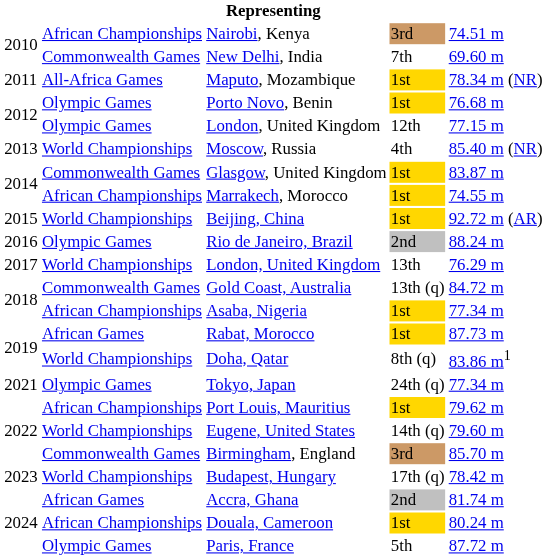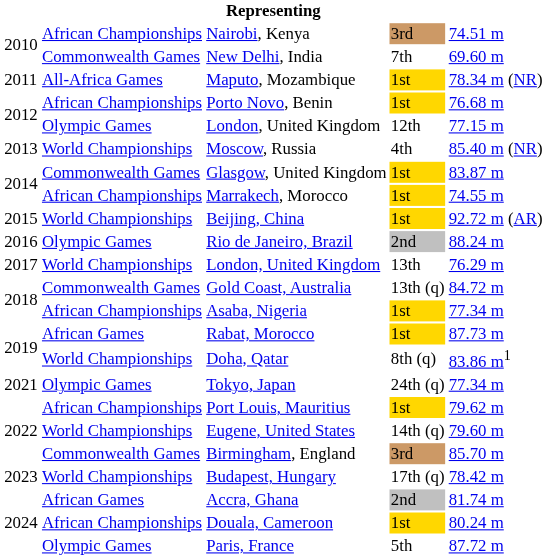(97, 102) Olympic Games -> (122, 102) African Championships
